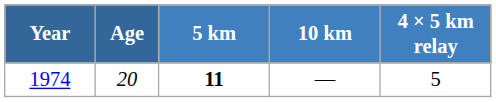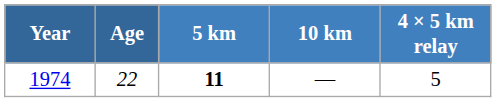(127, 79) 20 -> (127, 79) 22
